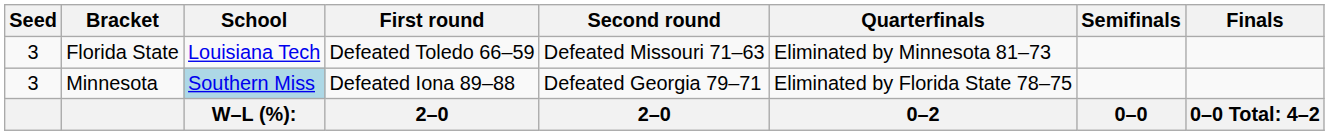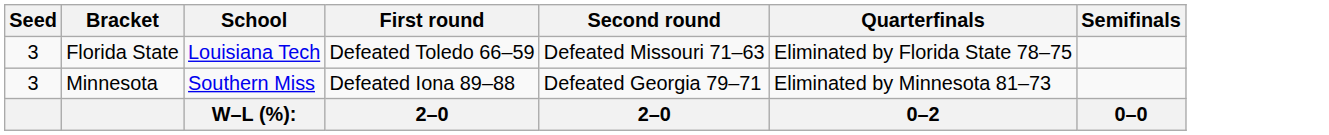- column: (1255, 21)
(913, 52) Eliminated by Minnesota 81–73 -> (923, 52) Eliminated by Florida State 78–75
(252, 84) lightblue background -> (252, 84) no background
(923, 84) Eliminated by Florida State 78–75 -> (913, 84) Eliminated by Minnesota 81–73
